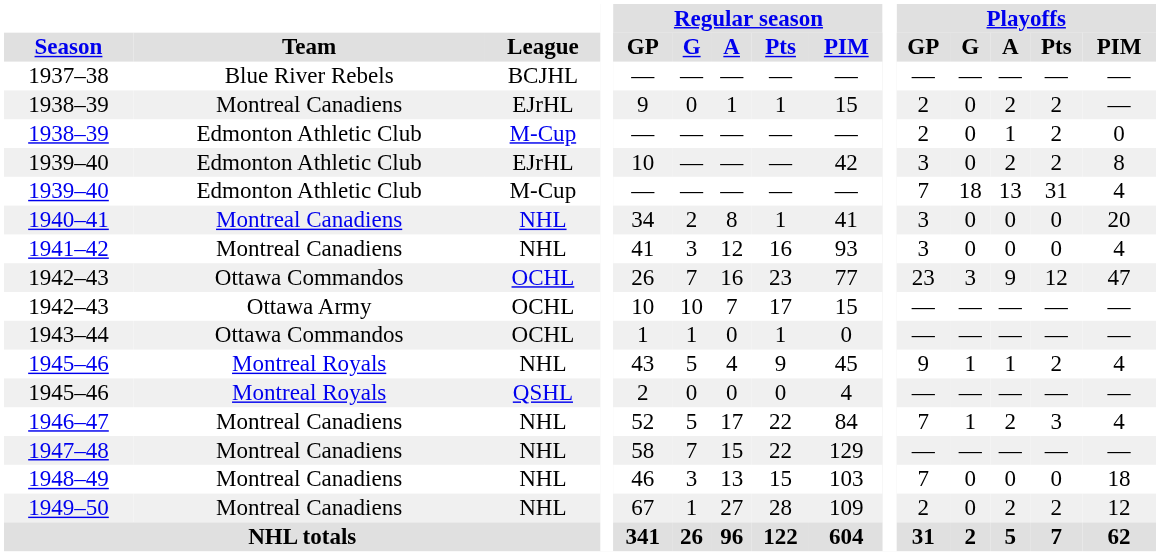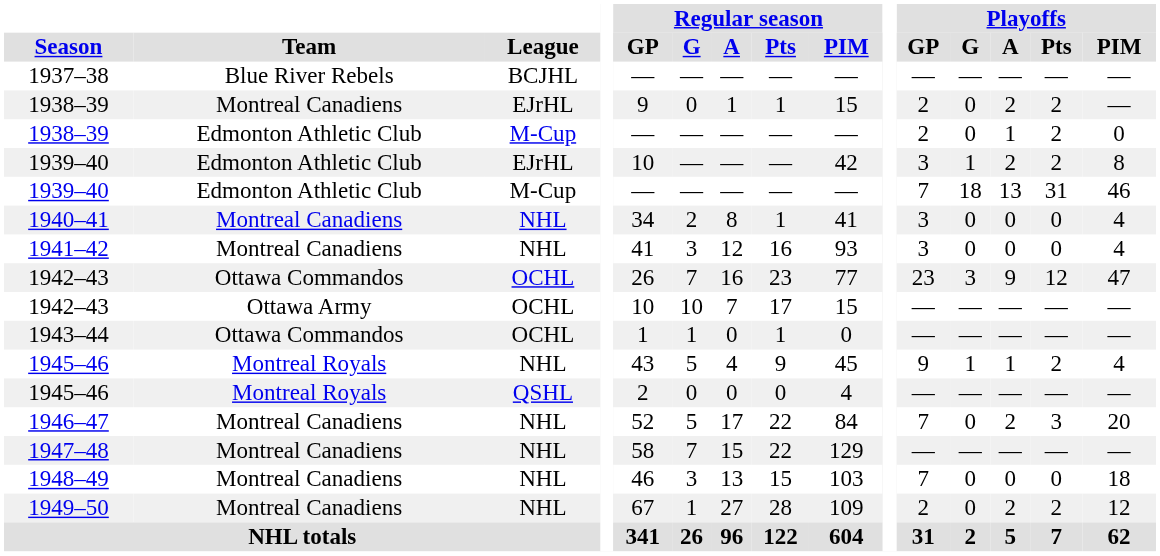(970, 162) 0 -> (970, 162) 1
(1119, 190) 4 -> (1119, 190) 46
(1119, 219) 20 -> (1119, 219) 4
(970, 421) 1 -> (970, 421) 0
(1119, 421) 4 -> (1119, 421) 20
